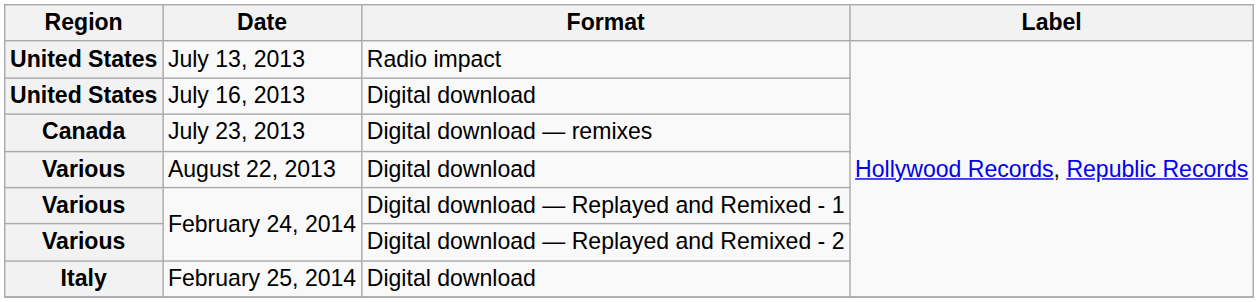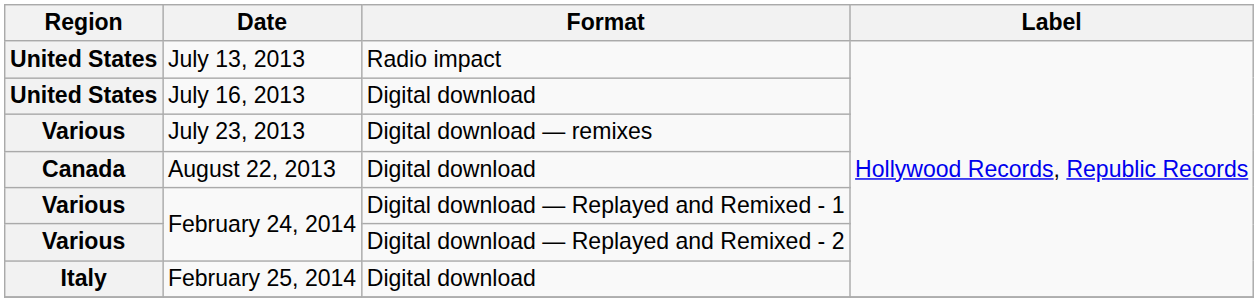(84, 132) Canada -> (84, 132) Various
(84, 168) Various -> (84, 168) Canada
